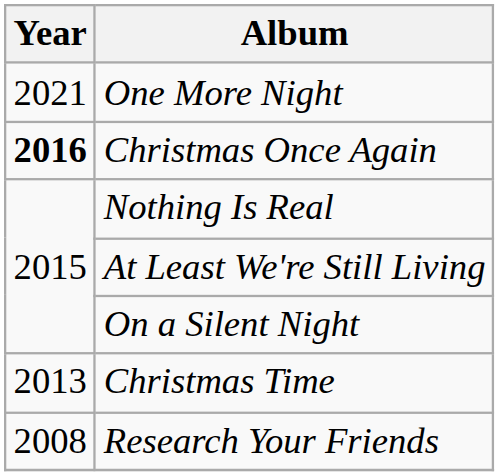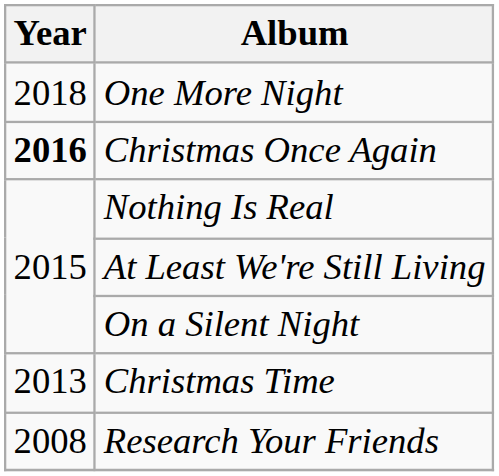(50, 91) 2021 -> (50, 91) 2018
